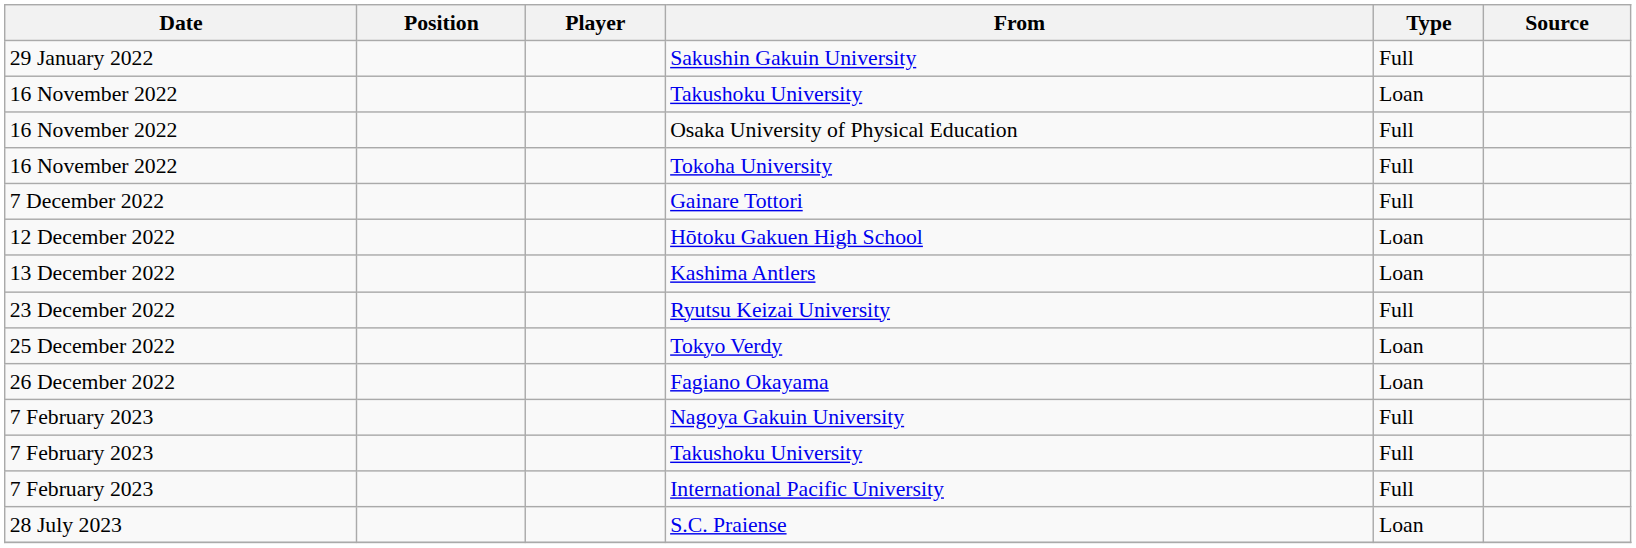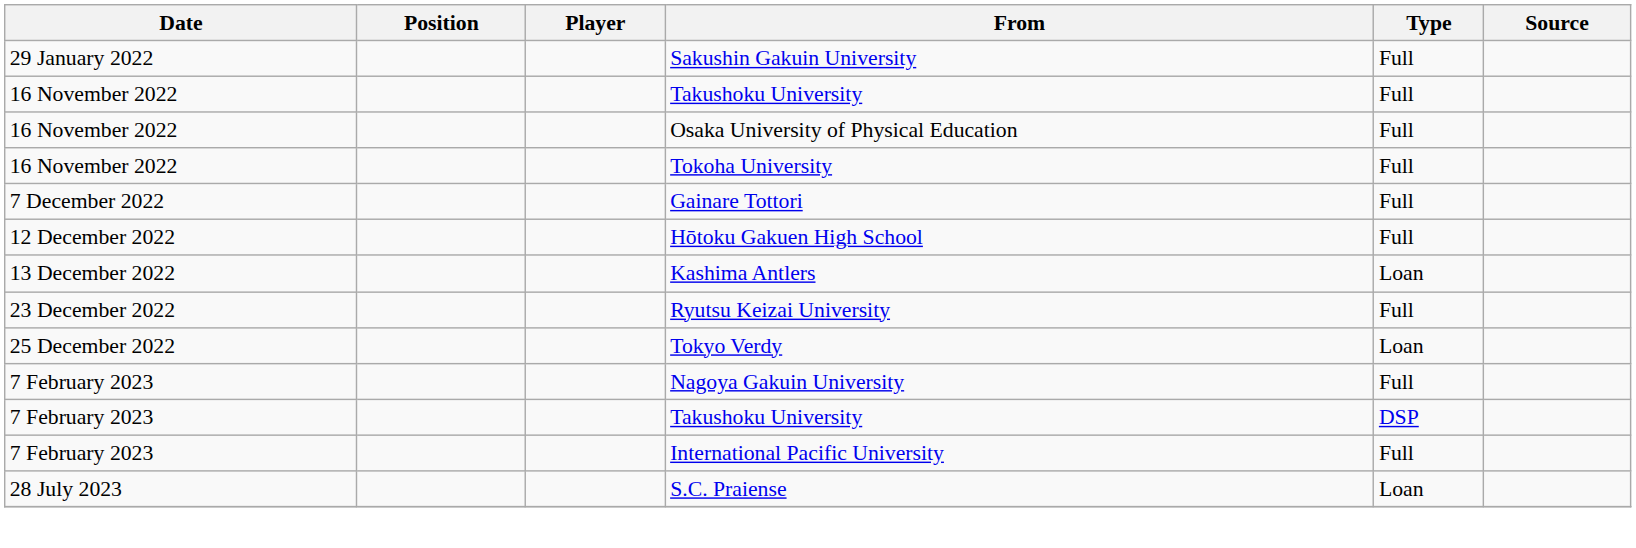(1401, 94) Loan -> (1396, 94) Full
(1401, 237) Loan -> (1396, 237) Full
- row: (92, 381)
(1396, 452) Full -> (1399, 416) DSP
